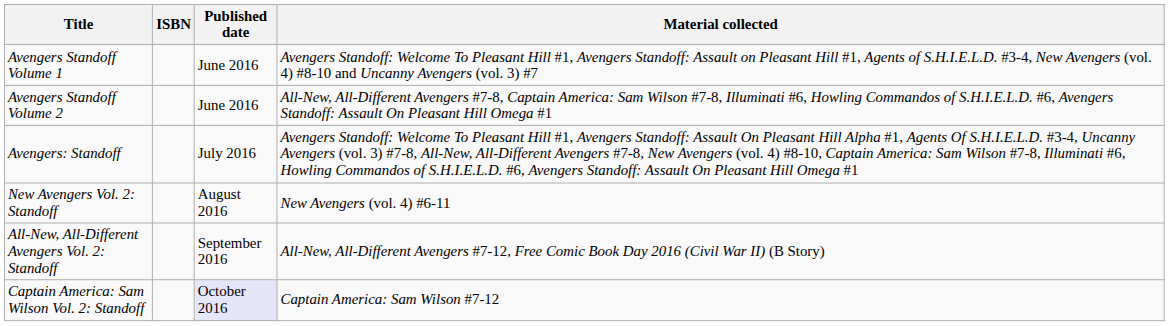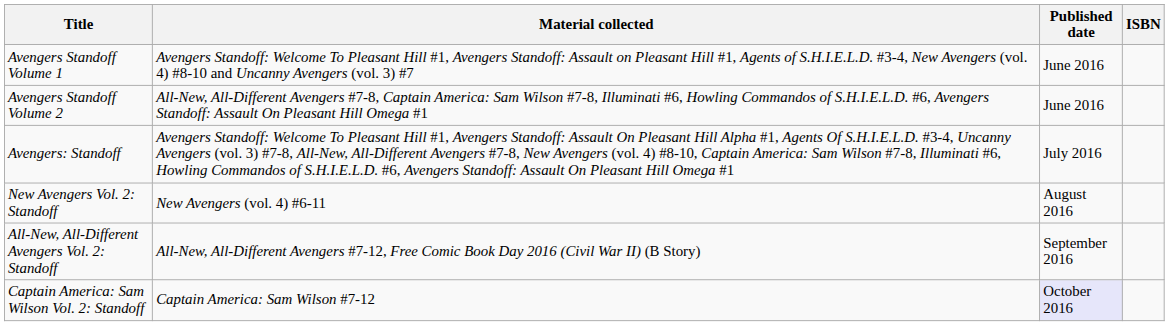columns swapped: (721, 24) <-> (174, 24)
